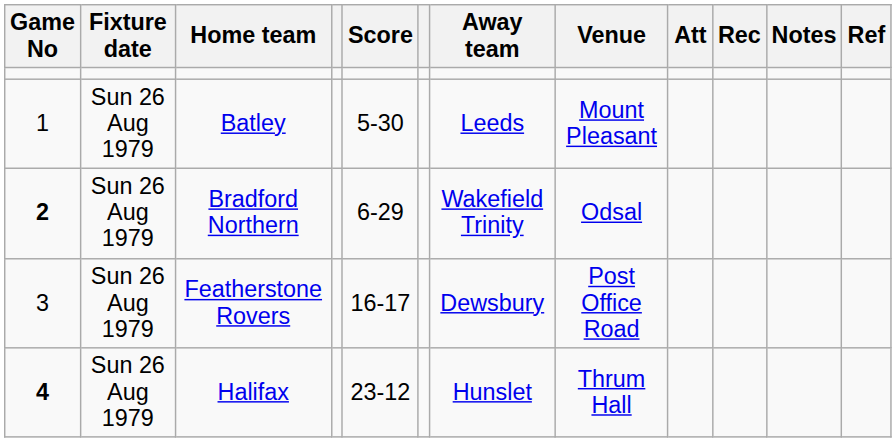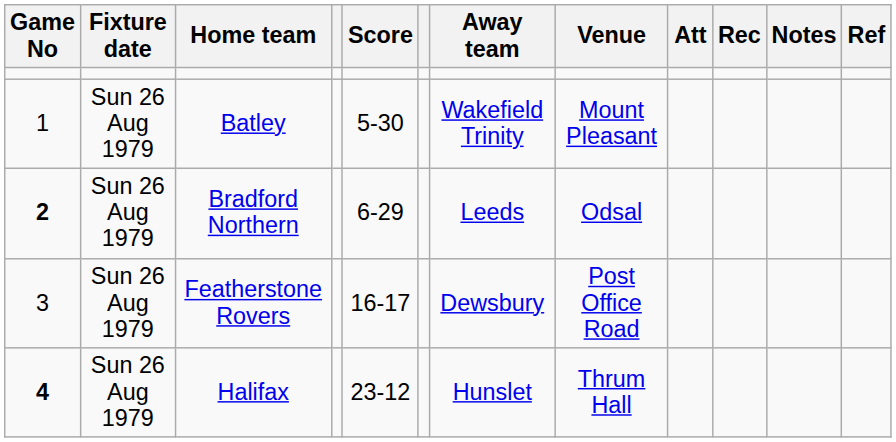(492, 123) Leeds -> (492, 123) Wakefield Trinity
(492, 213) Wakefield Trinity -> (492, 213) Leeds
